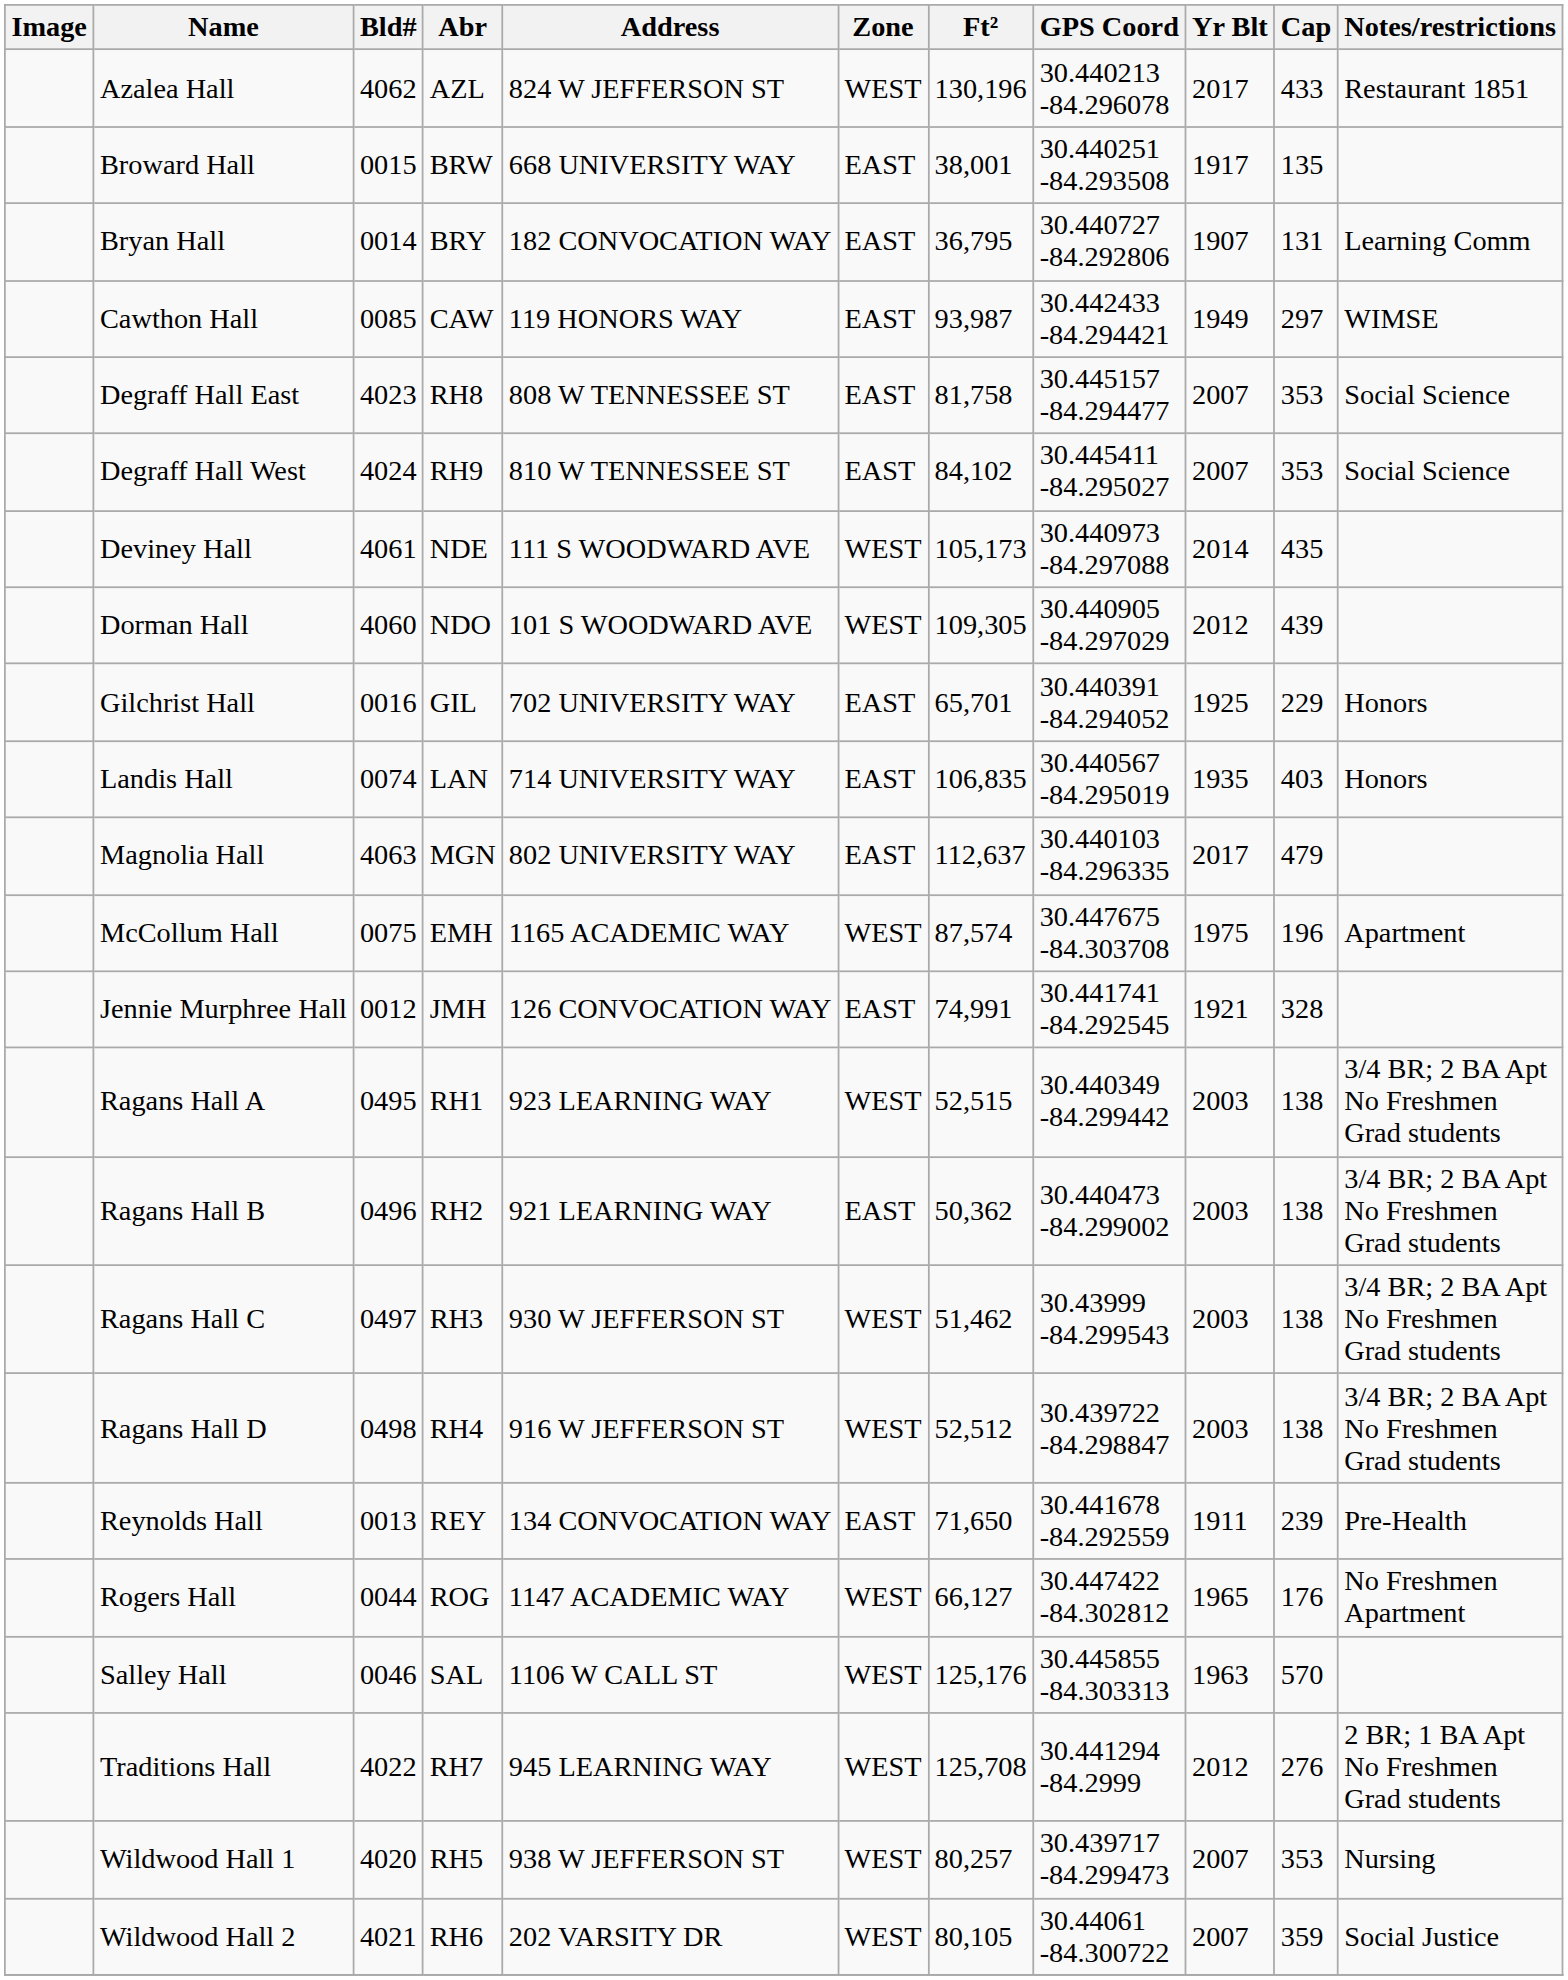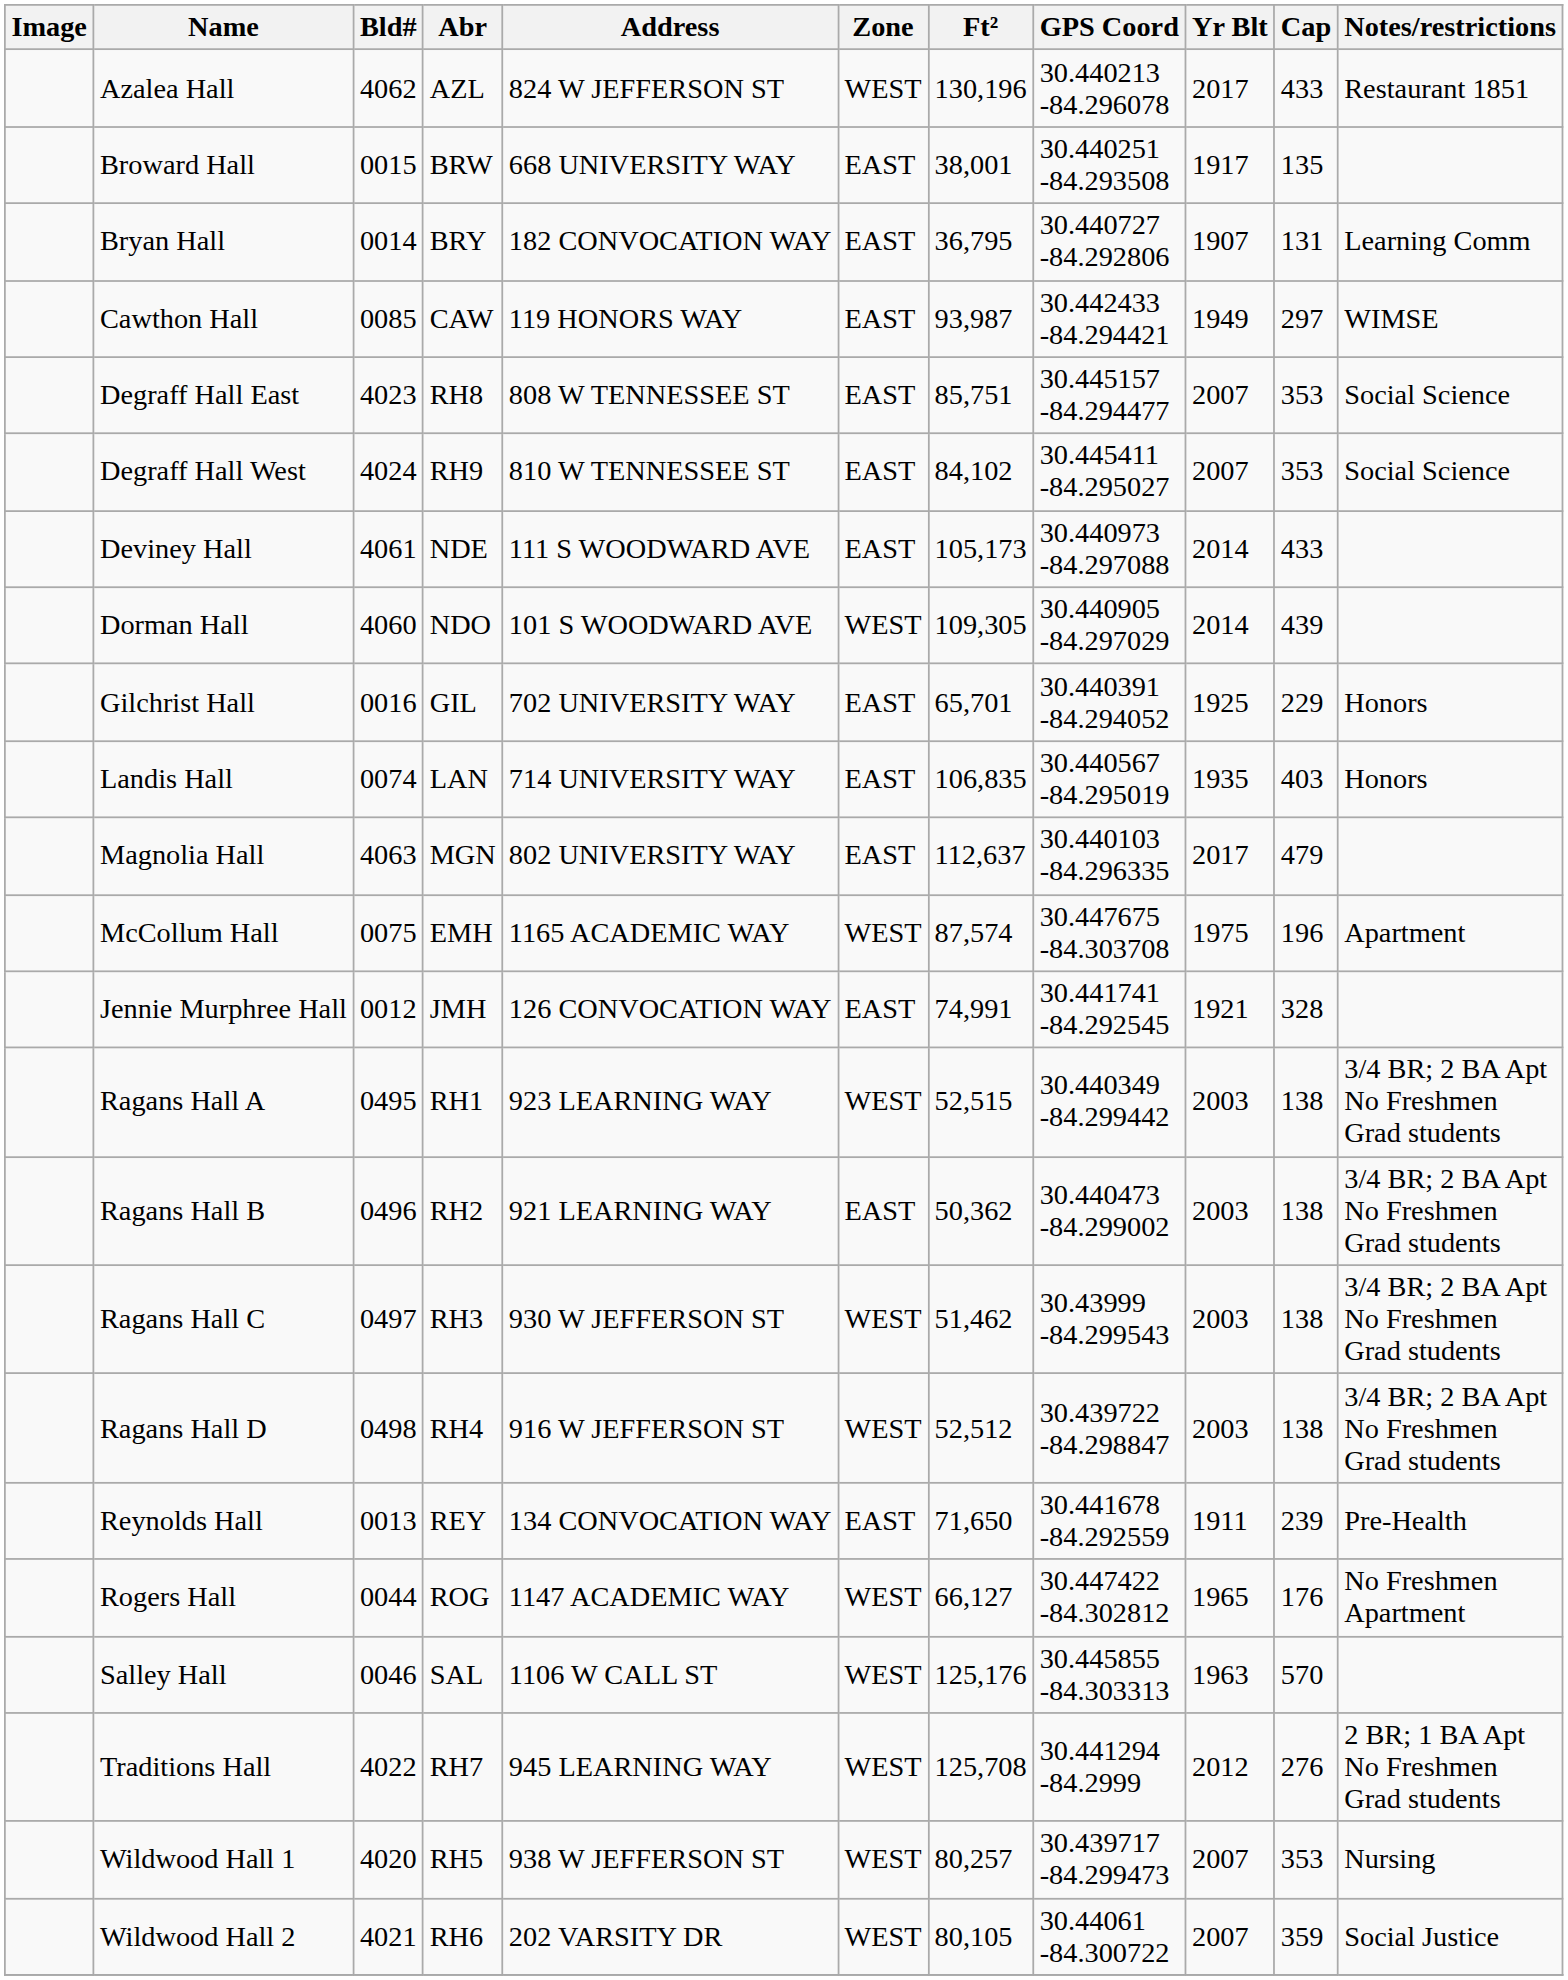(974, 394) 81,758 -> (974, 394) 85,751
(883, 548) WEST -> (880, 548) EAST
(1302, 548) 435 -> (1302, 548) 433
(1220, 625) 2012 -> (1220, 625) 2014
